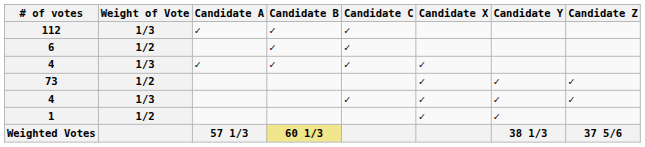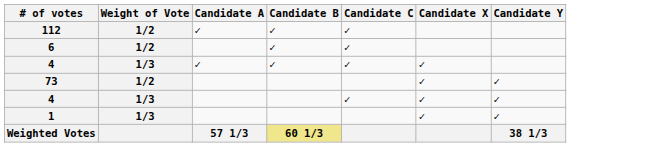- column: (603, 13)
(145, 30) 1/3 -> (145, 30) 1/2
(145, 116) 1/2 -> (145, 116) 1/3
